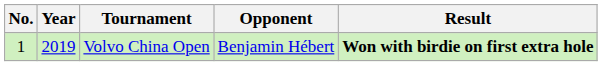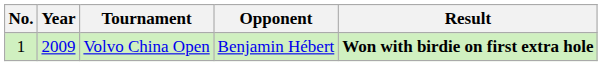(58, 46) 2019 -> (58, 46) 2009
